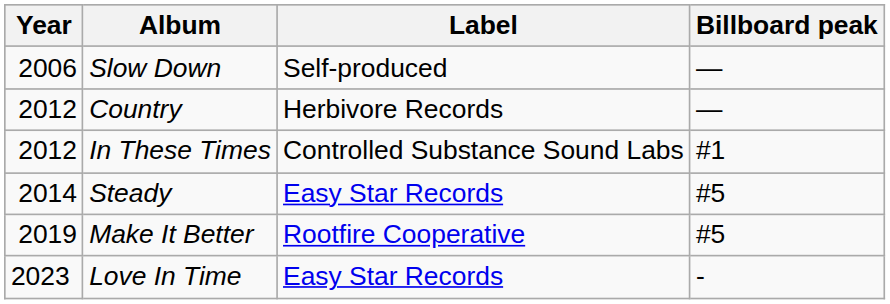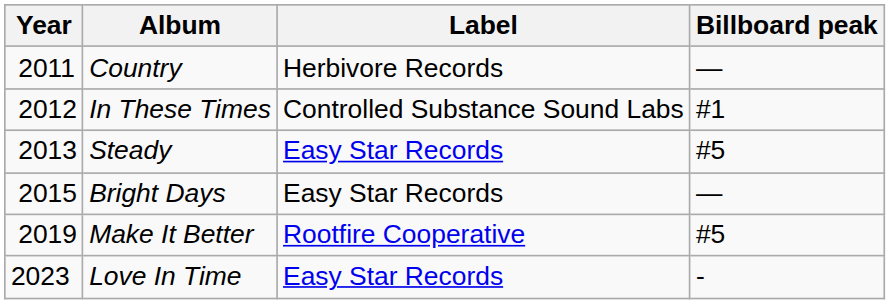- row: (155, 67)
(44, 109) 2012 -> (43, 67) 2011
(44, 192) 2014 -> (44, 151) 2013
+ row: (157, 192)
